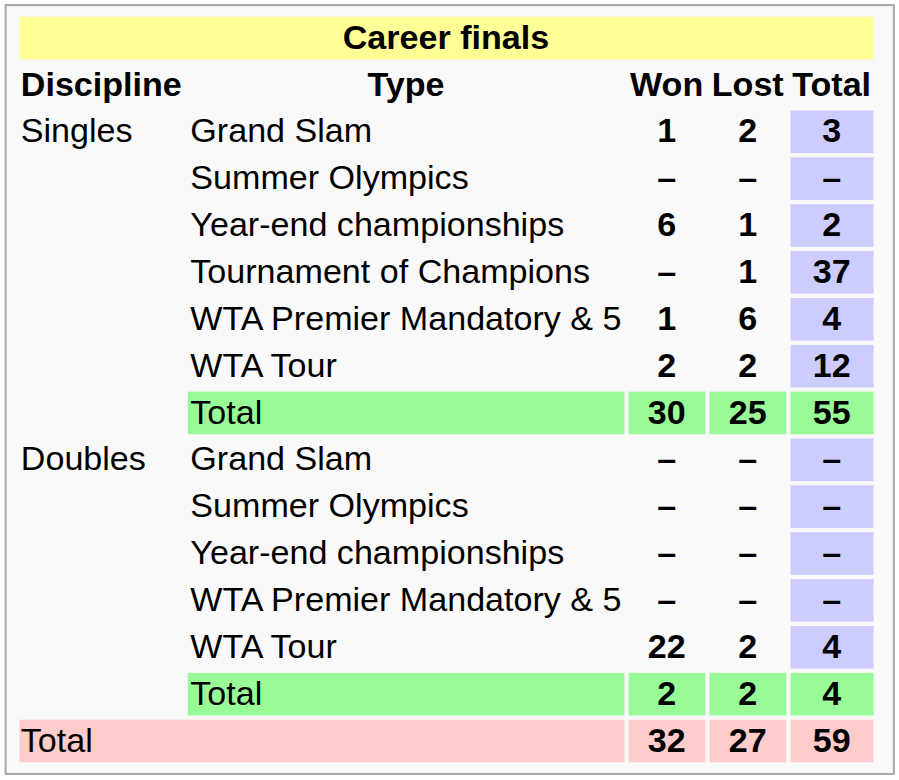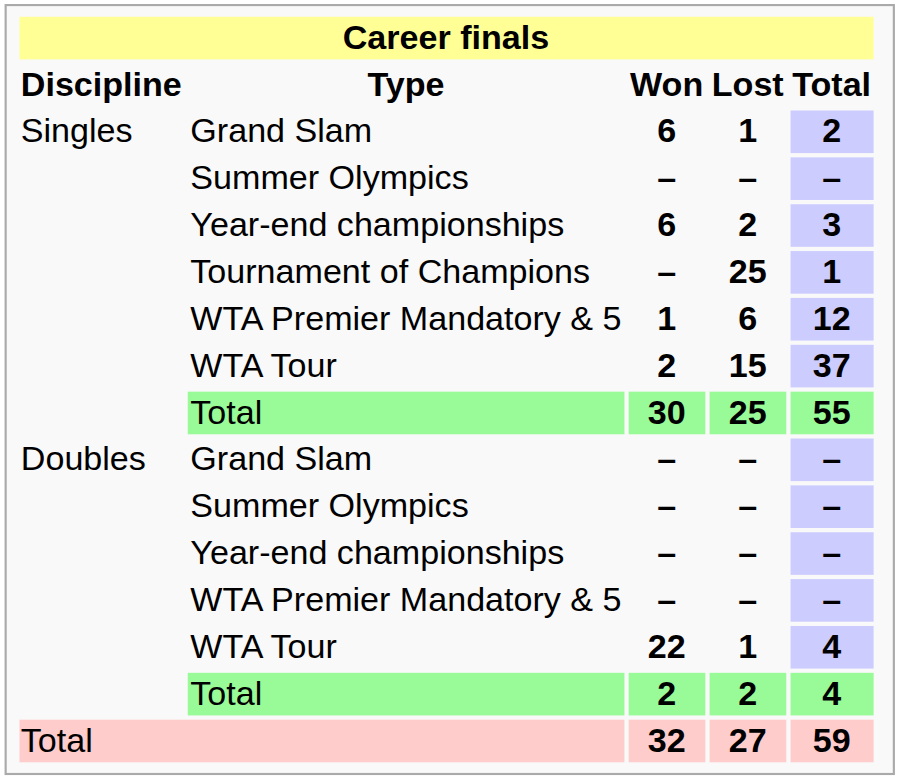(667, 131) 1 -> (667, 131) 6
(748, 131) 2 -> (748, 131) 1
(832, 131) 3 -> (832, 131) 2
(748, 225) 1 -> (748, 225) 2
(832, 225) 2 -> (832, 225) 3
(748, 272) 1 -> (748, 272) 25
(832, 272) 37 -> (832, 272) 1
(832, 319) 4 -> (832, 319) 12
(748, 365) 2 -> (748, 365) 15
(832, 365) 12 -> (832, 365) 37
(748, 647) 2 -> (748, 647) 1
